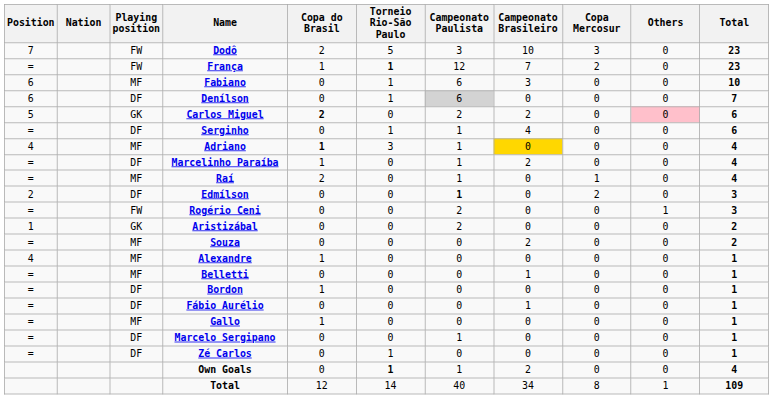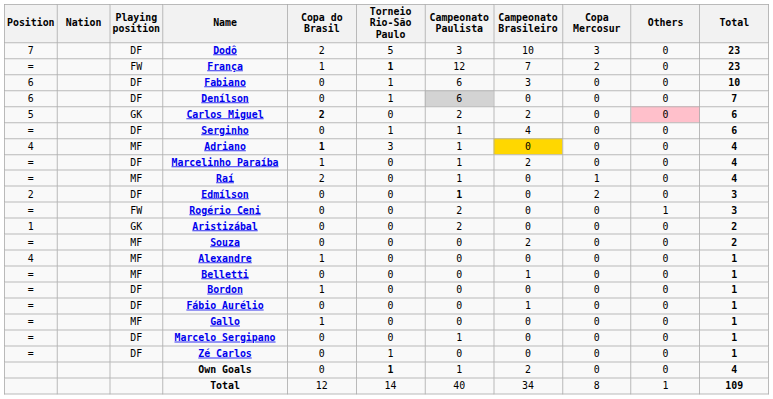(136, 51) FW -> (136, 51) DF
(136, 83) MF -> (136, 83) DF
